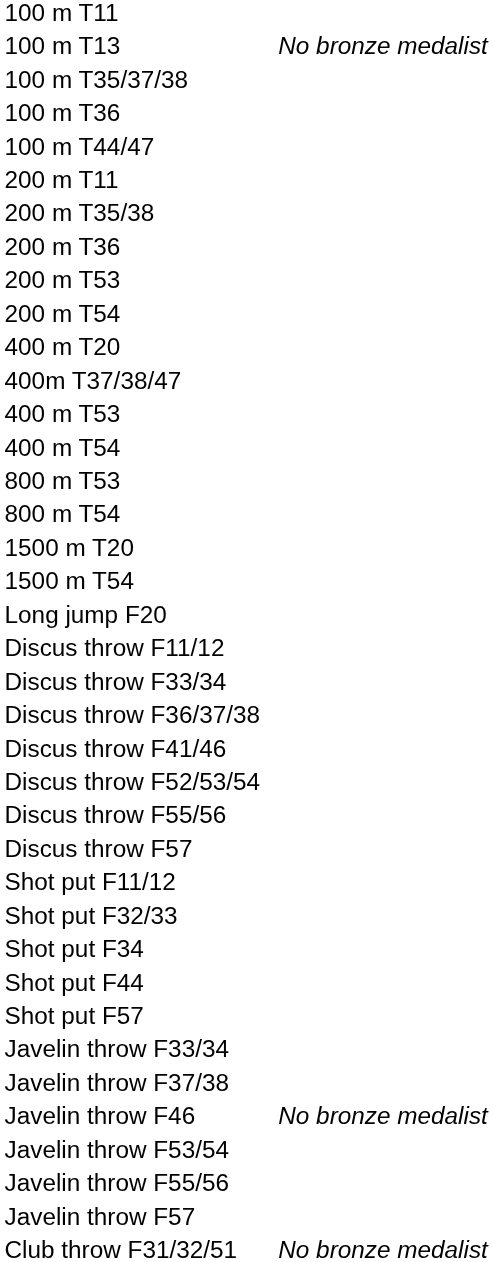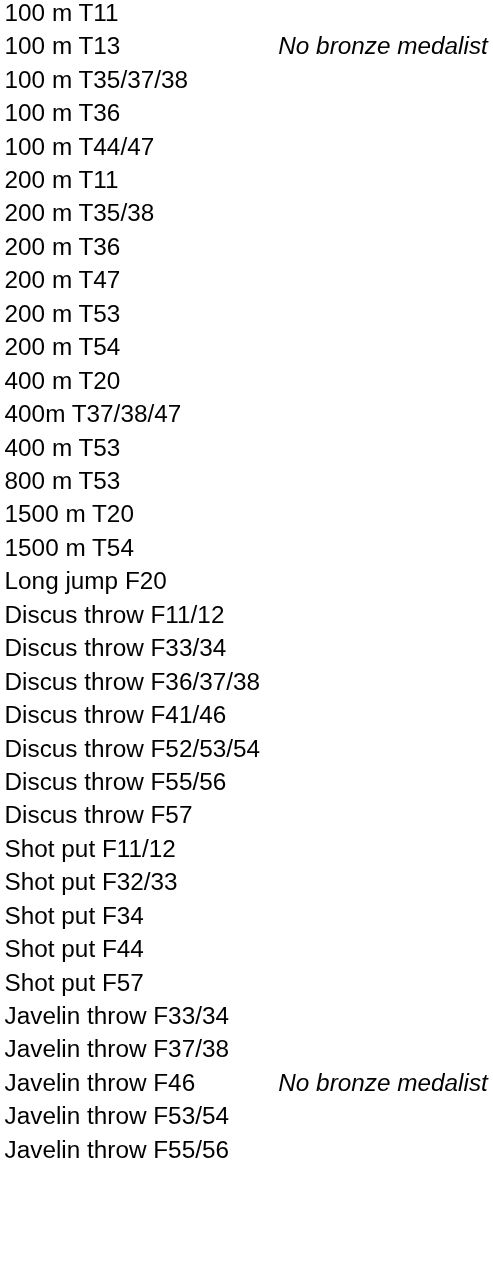+ row: (62, 280)
- row: (62, 447)
- row: (62, 514)
- row: (100, 1216)
- row: (121, 1250)
